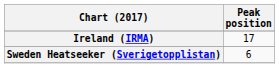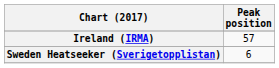(249, 39) 17 -> (249, 39) 57
